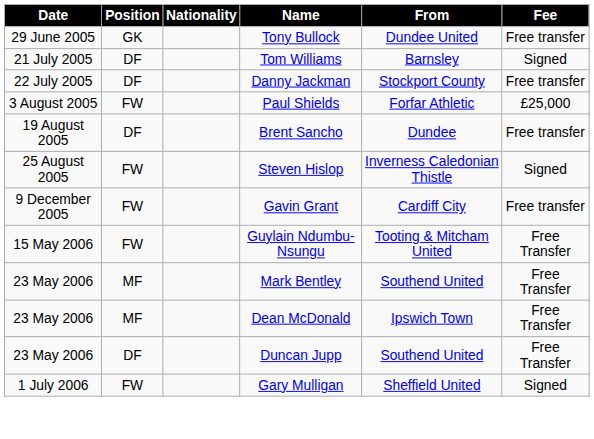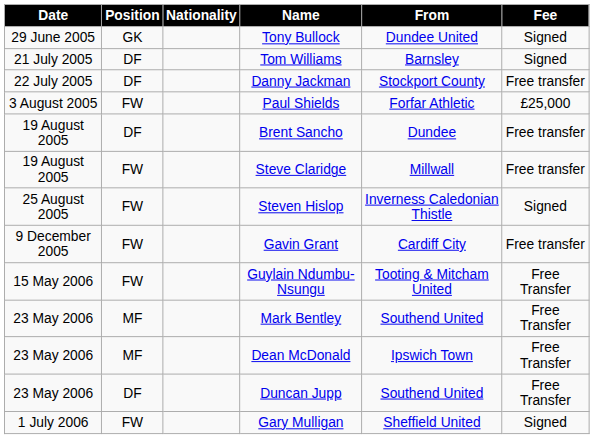(545, 38) Free transfer -> (545, 38) Signed
+ row: (301, 170)
